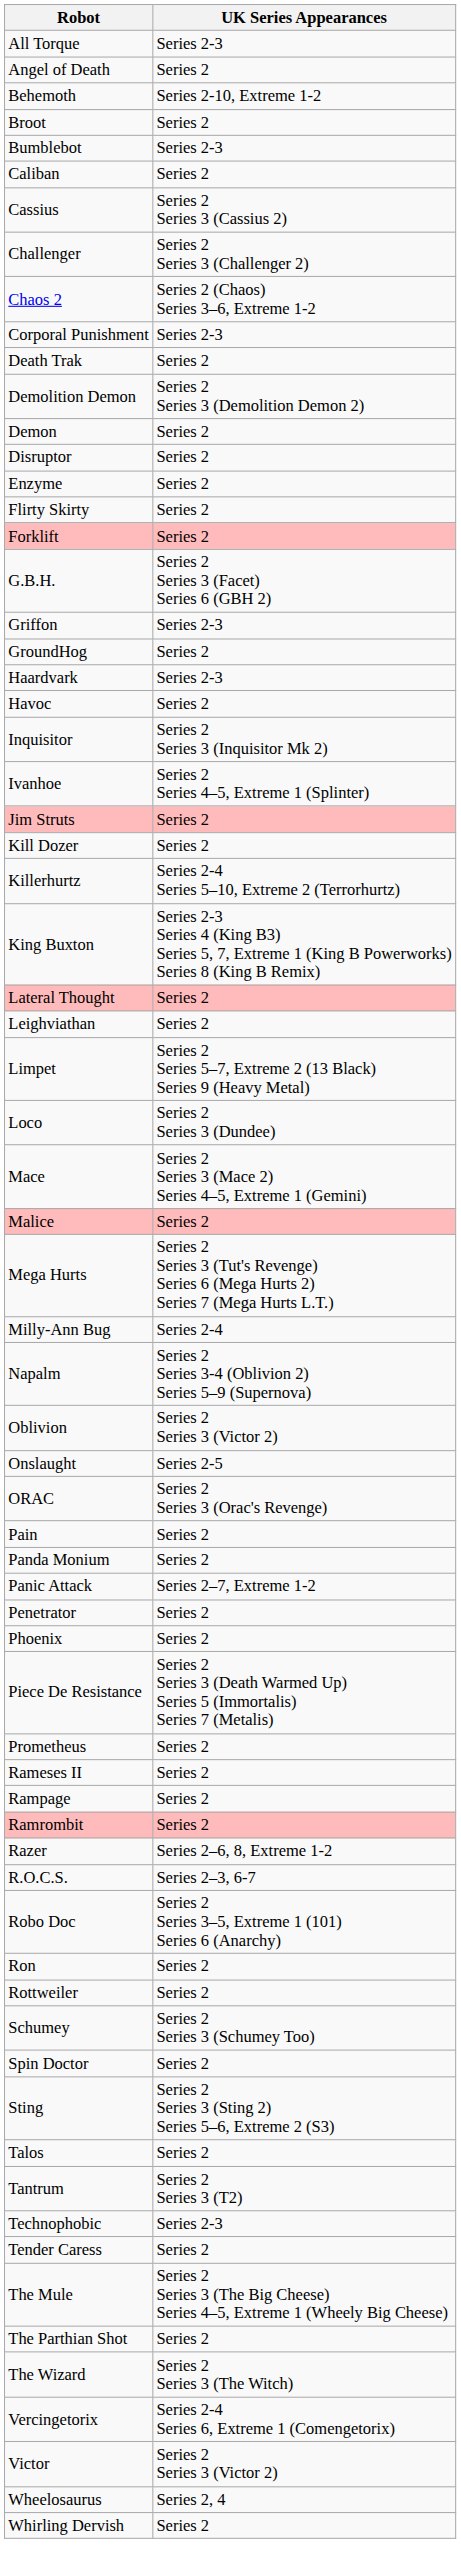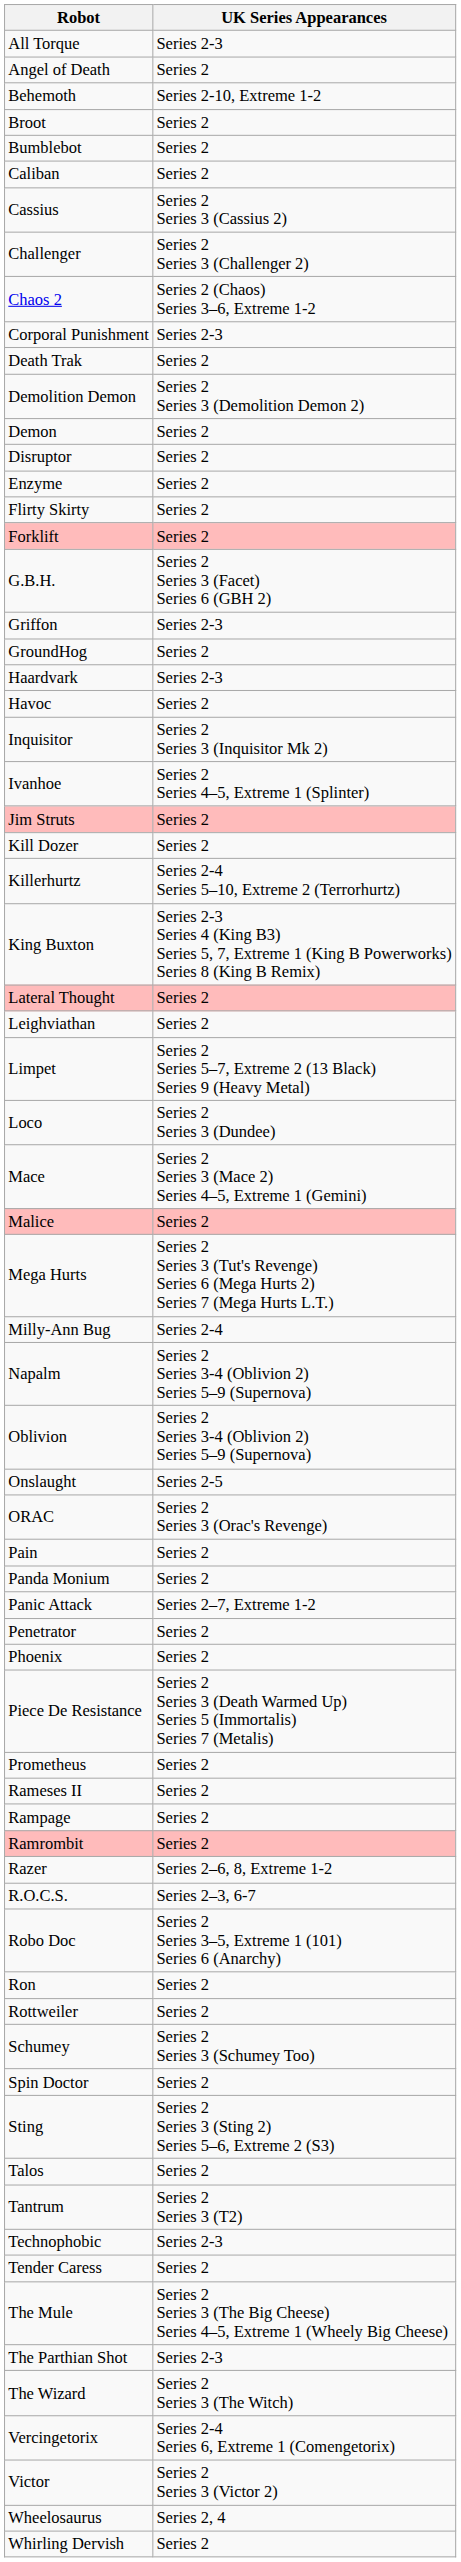(190, 148) Series 2-3 -> (183, 148) Series 2
(217, 1427) Series 2 Series 3 (Victor 2) -> (234, 1437) Series 2 Series 3-4 (Oblivion 2) Series 5–9 (Supernova)
(183, 2339) Series 2 -> (190, 2357) Series 2-3
